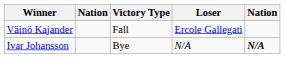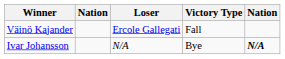columns swapped: (141, 12) <-> (209, 12)
